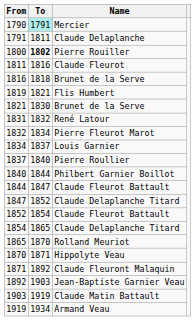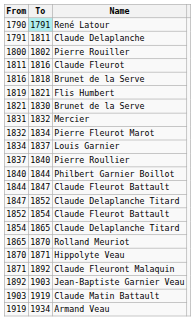(72, 25) Mercier -> (82, 25) René Latour
(40, 52) bold -> (40, 52) normal
(82, 120) René Latour -> (72, 120) Mercier
